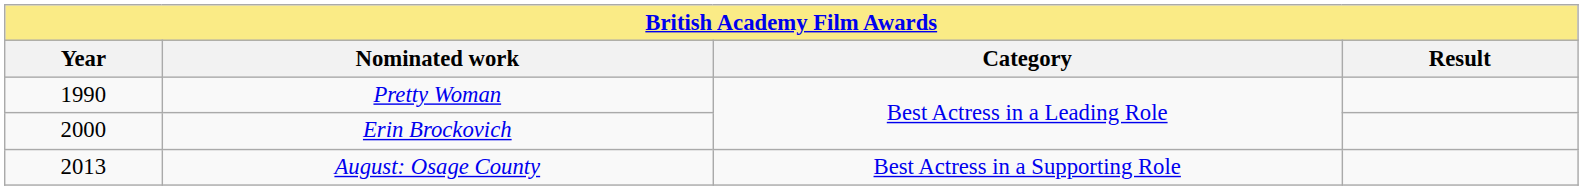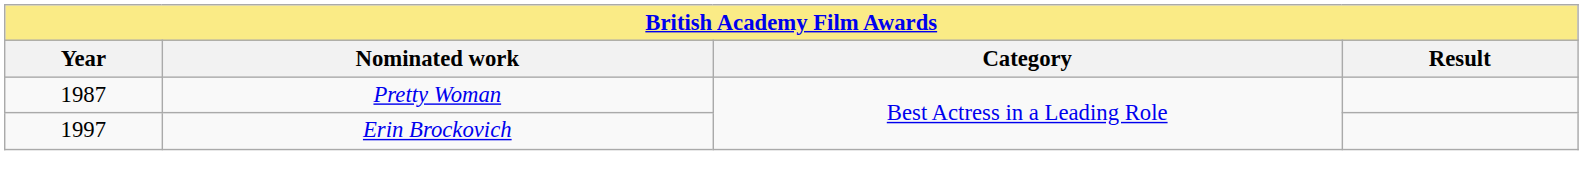(83, 94) 1990 -> (83, 94) 1987
(83, 130) 2000 -> (83, 130) 1997
- row: (437, 166)
